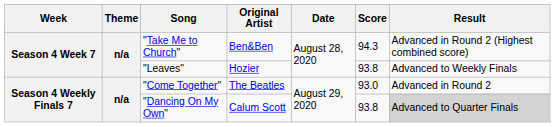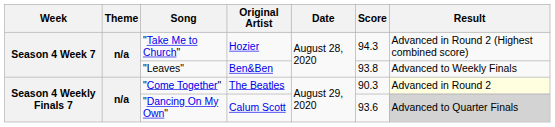(251, 46) Ben&Ben -> (244, 46) Hozier
(244, 69) Hozier -> (251, 69) Ben&Ben
(368, 85) 93.0 -> (368, 85) 90.3
(441, 85) no background -> (441, 85) lightyellow background
(368, 107) 93.8 -> (368, 107) 93.6
